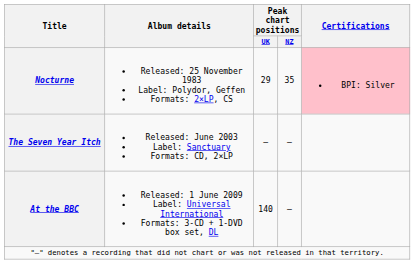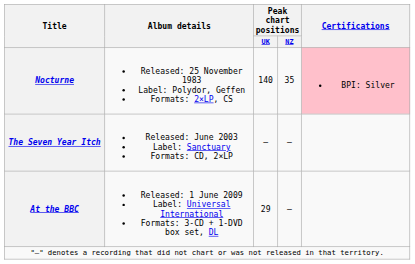(266, 81) 29 -> (266, 81) 140
(266, 209) 140 -> (266, 209) 29
